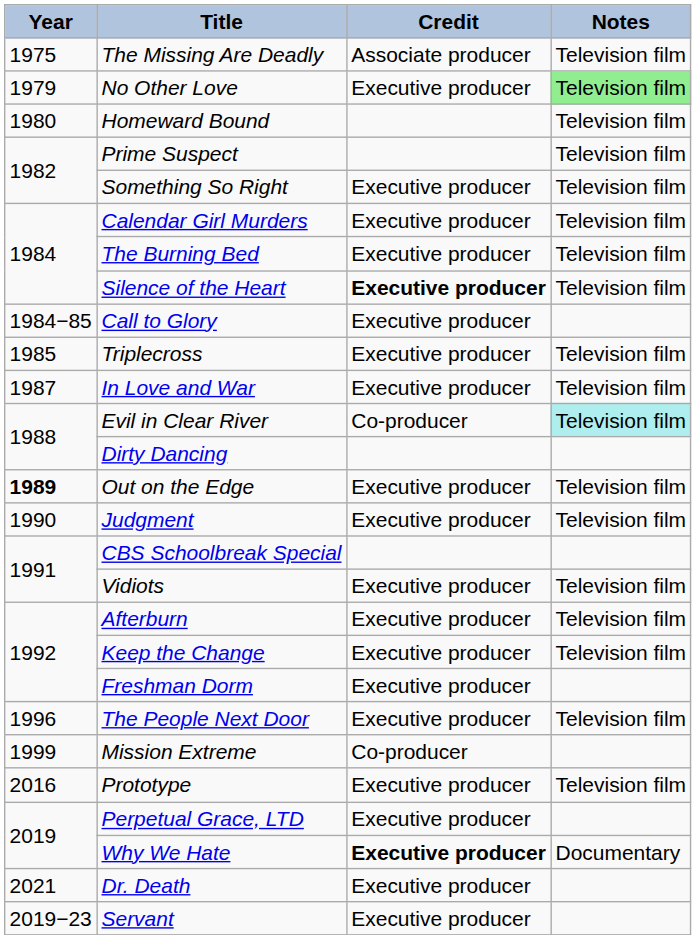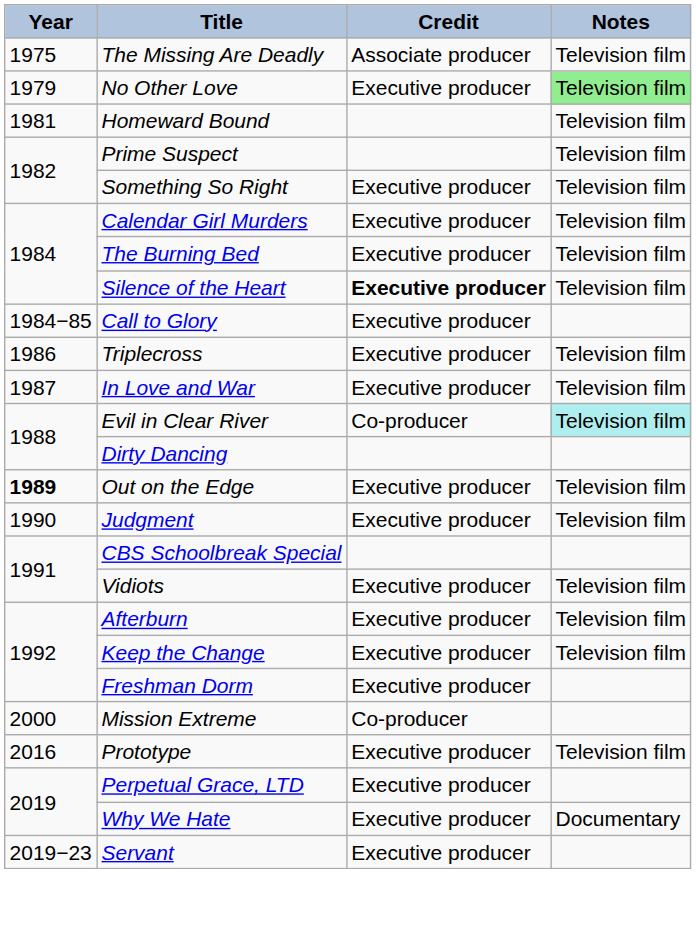(33, 121) 1980 -> (33, 121) 1981
(33, 354) 1985 -> (33, 354) 1986
- row: (205, 719)
(33, 752) 1999 -> (33, 719) 2000
(449, 852) bold -> (441, 818) normal
- row: (146, 885)
